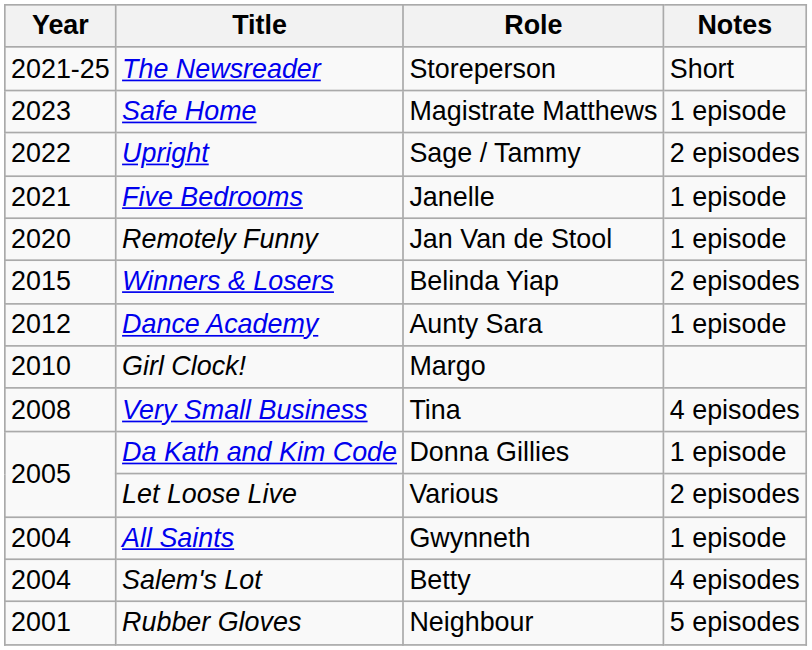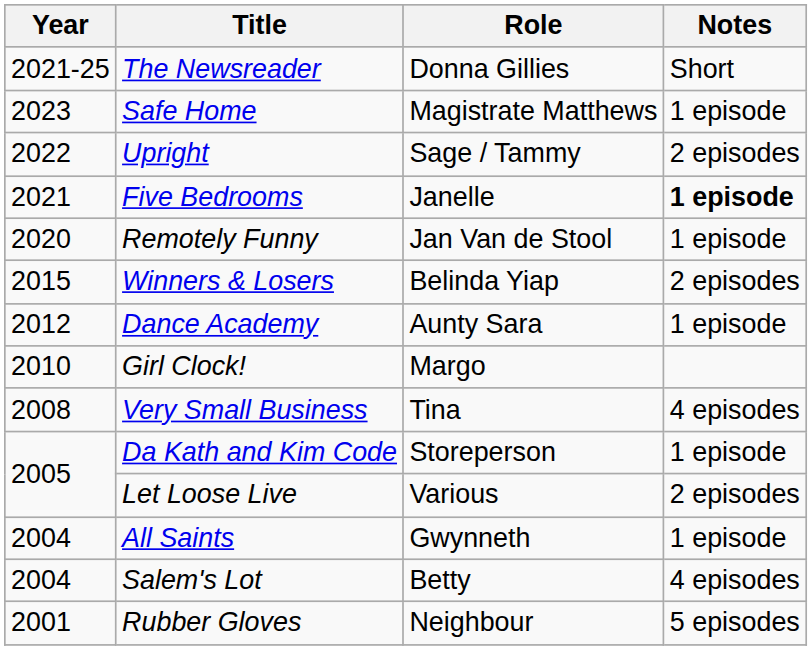(483, 68) Storeperson -> (489, 68) Donna Gillies
(728, 196) normal -> (732, 196) bold
(489, 452) Donna Gillies -> (483, 452) Storeperson
